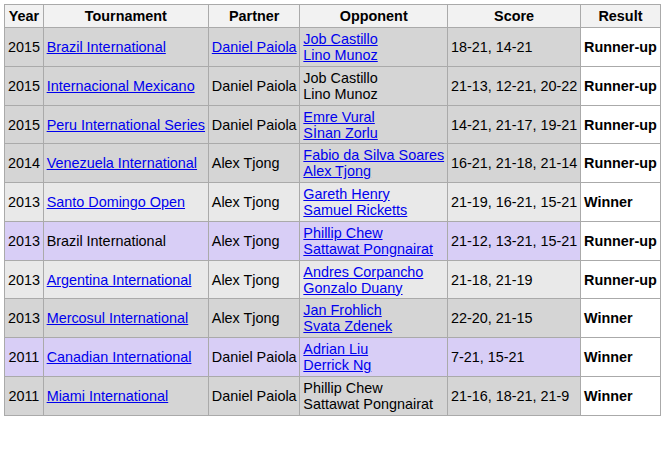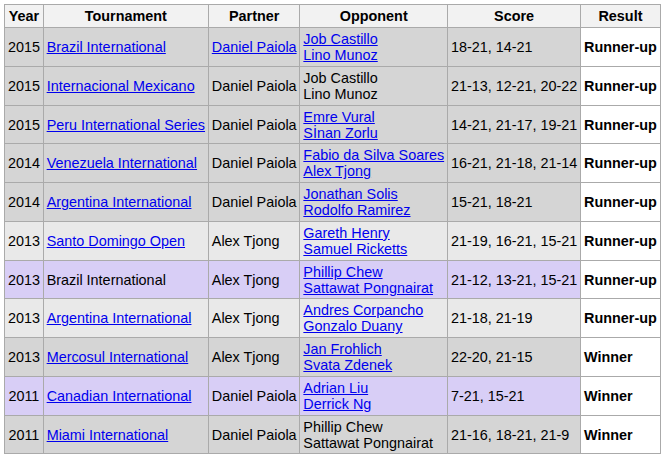(246, 163) Alex Tjong -> (254, 163) Daniel Paiola
+ row: (119, 202)
(608, 202) Winner -> (620, 241) Runner-up
